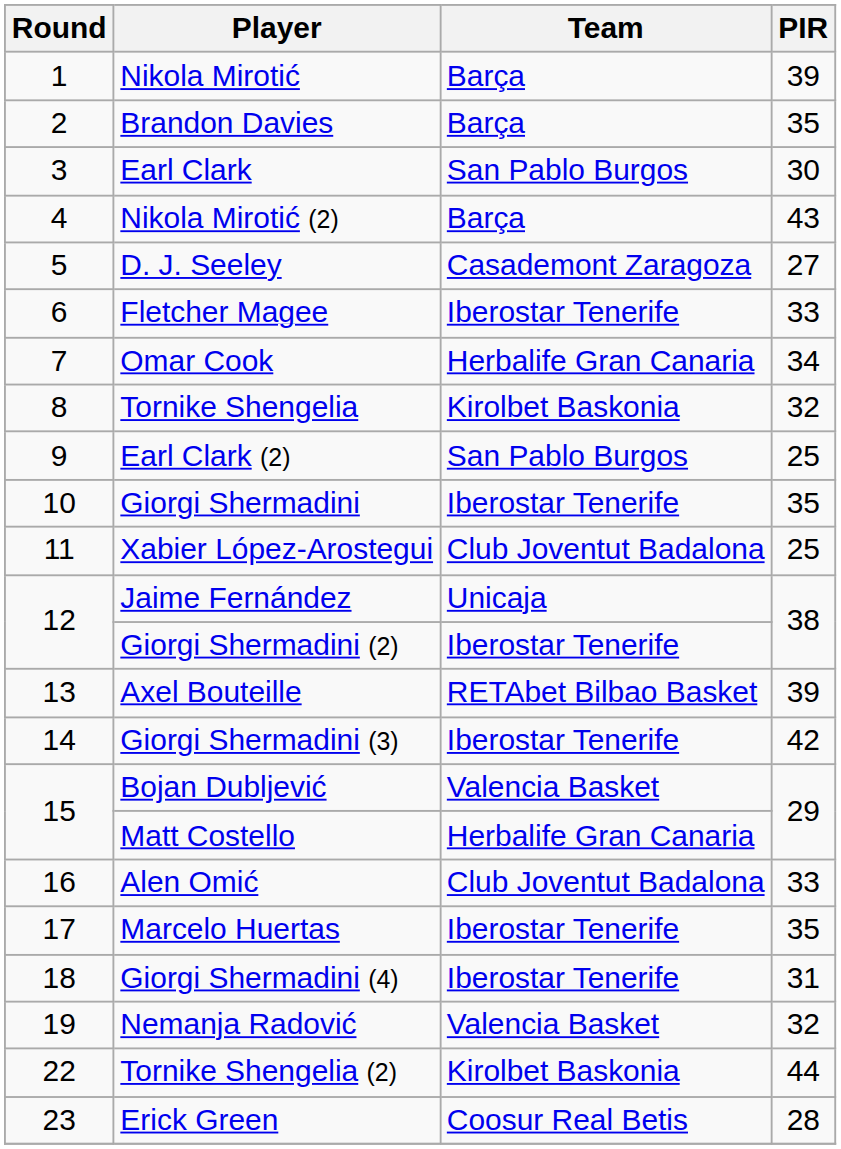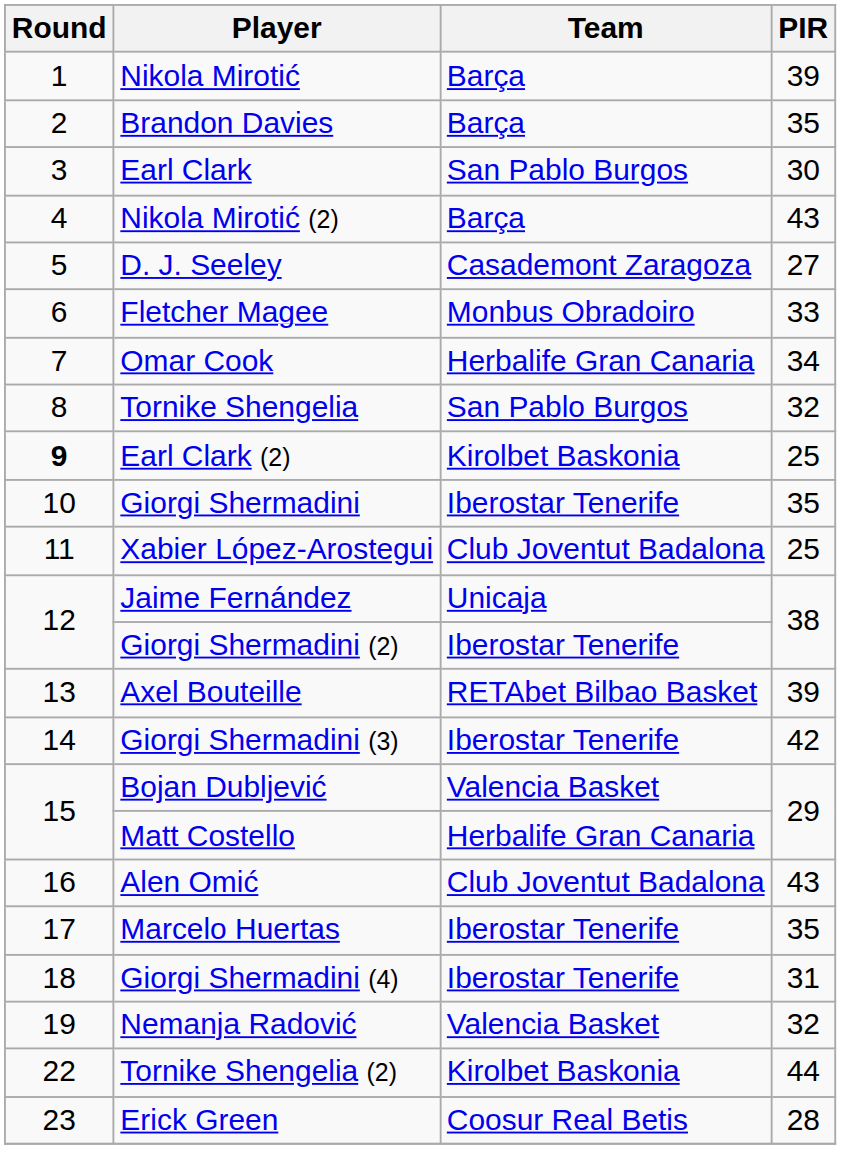(563, 312) Iberostar Tenerife -> (571, 312) Monbus Obradoiro
(563, 407) Kirolbet Baskonia -> (567, 407) San Pablo Burgos
(59, 455) normal -> (59, 455) bold
(567, 455) San Pablo Burgos -> (563, 455) Kirolbet Baskonia
(803, 882) 33 -> (803, 882) 43
